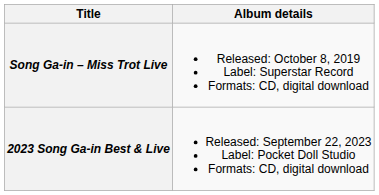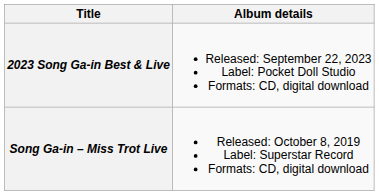rows swapped: (88, 65) <-> (88, 148)
